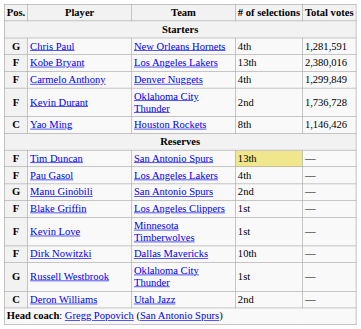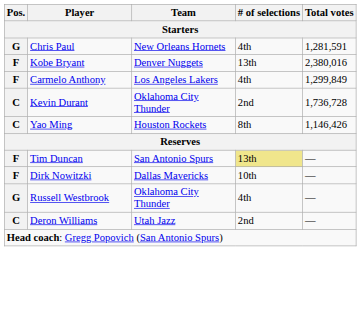(176, 63) Los Angeles Lakers -> (168, 63) Denver Nuggets
(168, 79) Denver Nuggets -> (176, 79) Los Angeles Lakers
(16, 102) F -> (16, 102) C
- row: (52, 175)
- row: (61, 192)
- row: (58, 208)
- row: (55, 231)
(244, 277) 1st -> (245, 198) 4th
